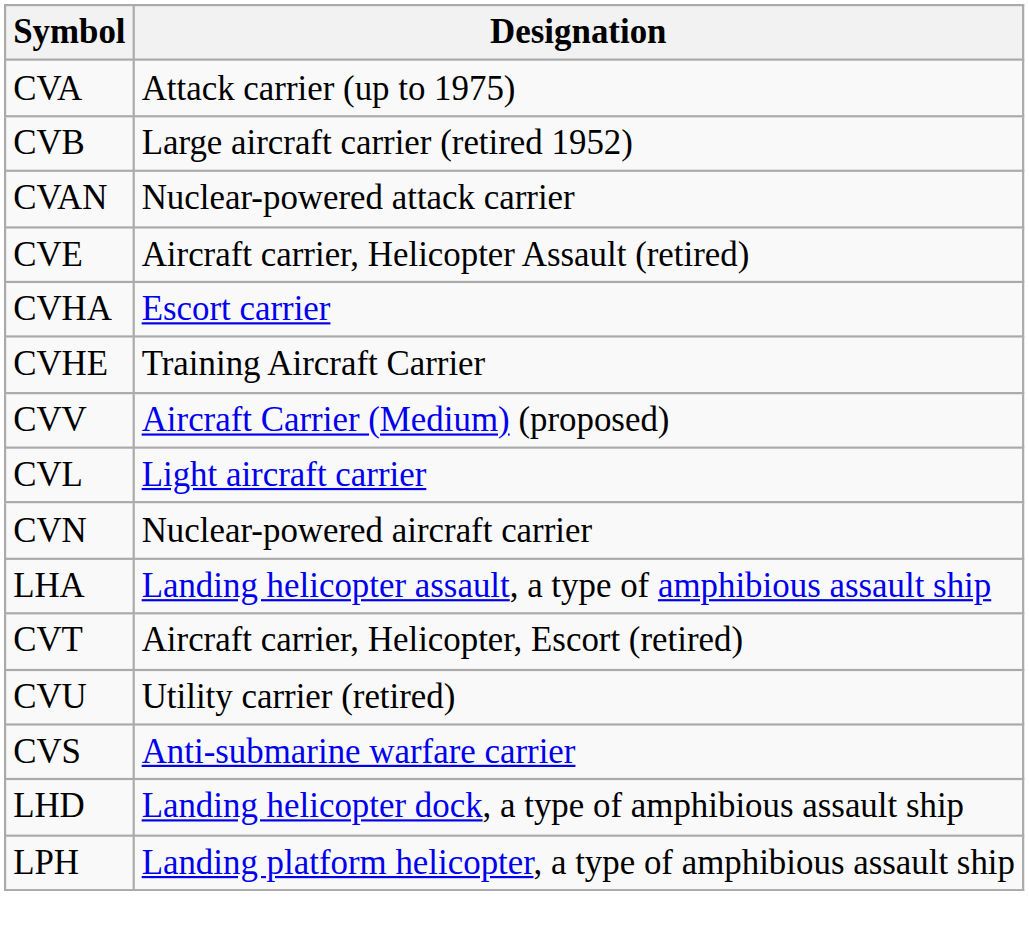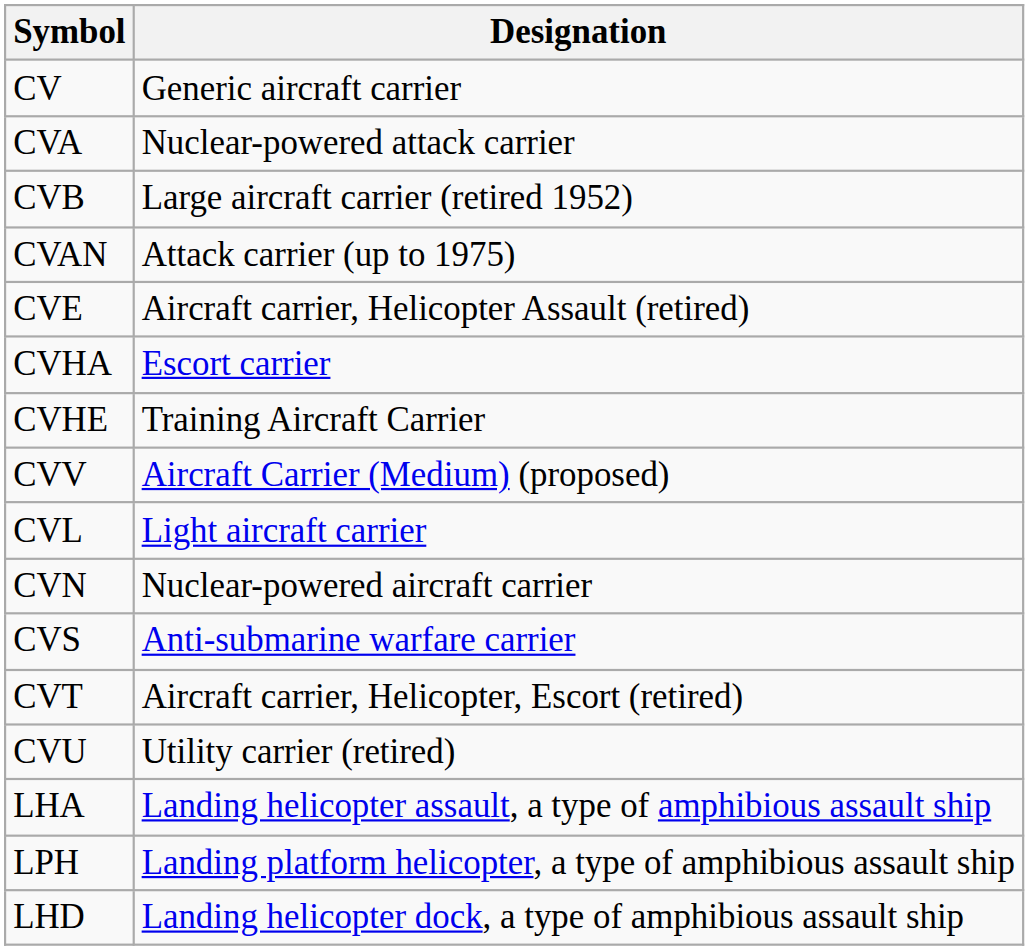+ row: (37, 87)
(329, 87) Attack carrier (up to 1975) -> (358, 142) Nuclear-powered attack carrier
(358, 198) Nuclear-powered attack carrier -> (329, 253) Attack carrier (up to 1975)
rows swapped: (47, 751) <-> (49, 585)
rows swapped: (49, 806) <-> (46, 861)
